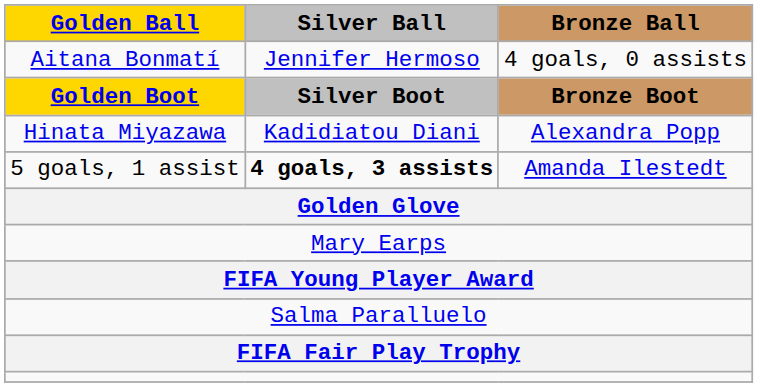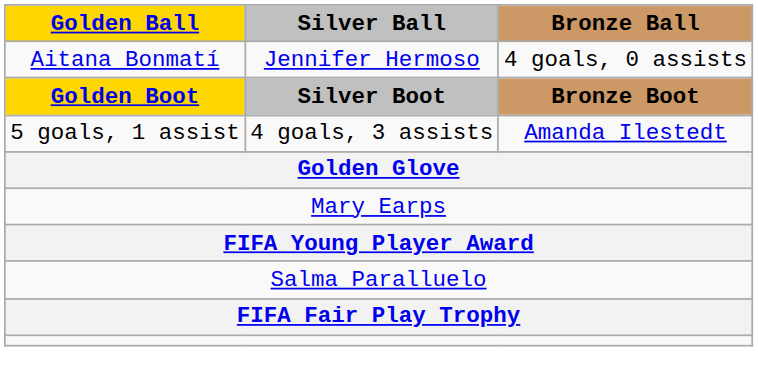- row: (125, 133)
(372, 170) bold -> (372, 133) normal
